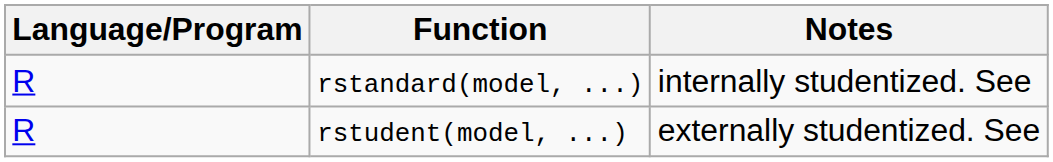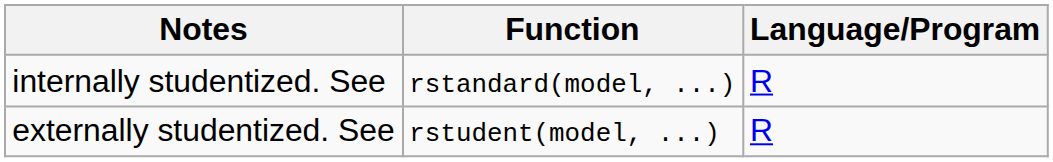columns swapped: (157, 29) <-> (849, 29)
